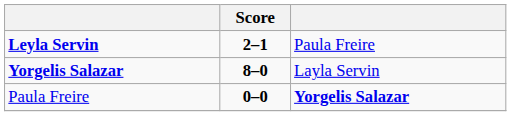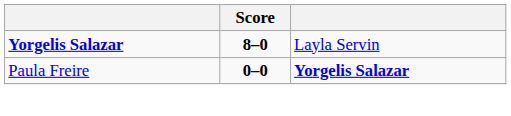- row: (53, 44)
